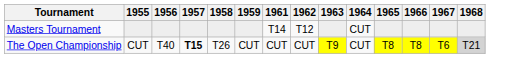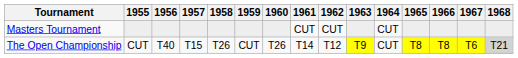+ column: (277, 13)
(277, 29) T14 -> (305, 29) CUT
(305, 29) T12 -> (332, 29) CUT
(193, 45) bold -> (193, 45) normal
(277, 45) CUT -> (305, 45) T14
(305, 45) CUT -> (332, 45) T12
